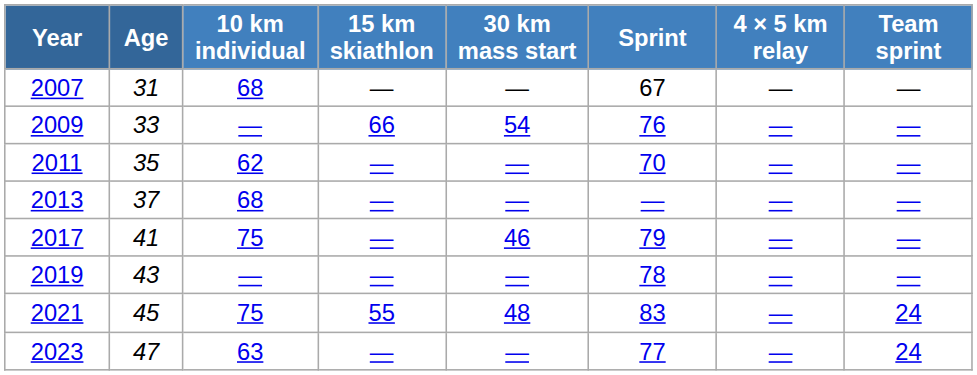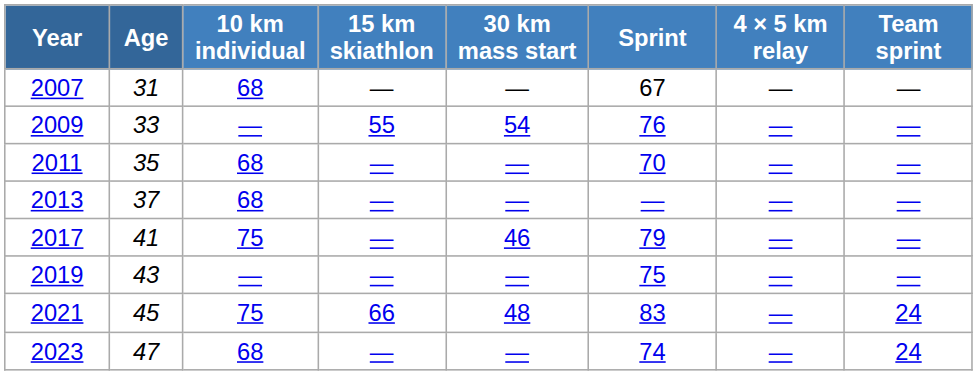(382, 125) 66 -> (382, 125) 55
(250, 163) 62 -> (250, 163) 68
(652, 275) 78 -> (652, 275) 75
(382, 313) 55 -> (382, 313) 66
(250, 351) 63 -> (250, 351) 68
(652, 351) 77 -> (652, 351) 74
